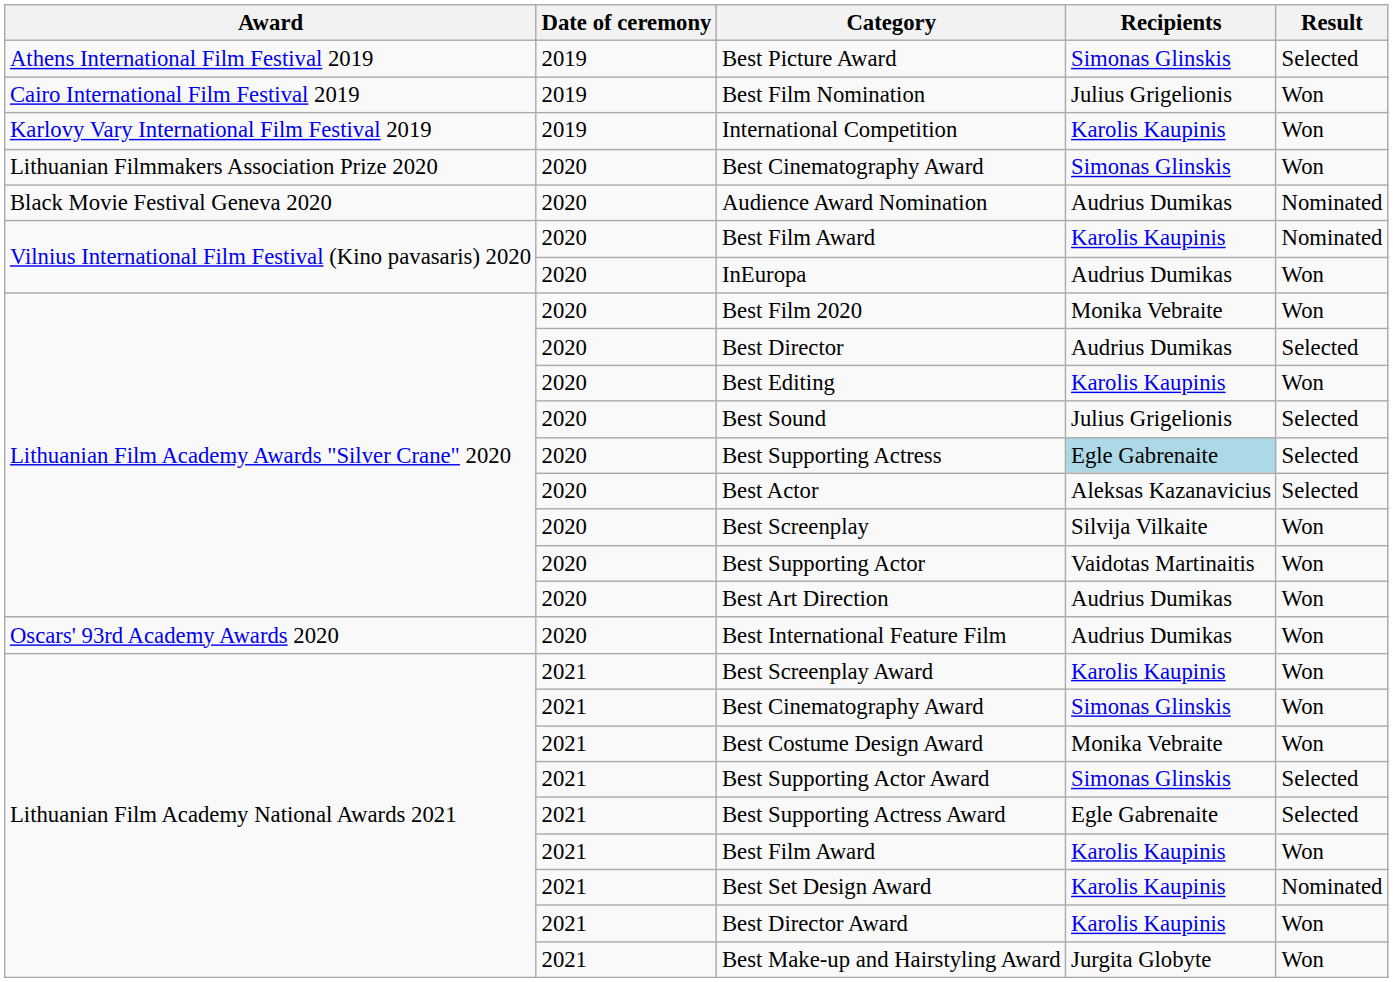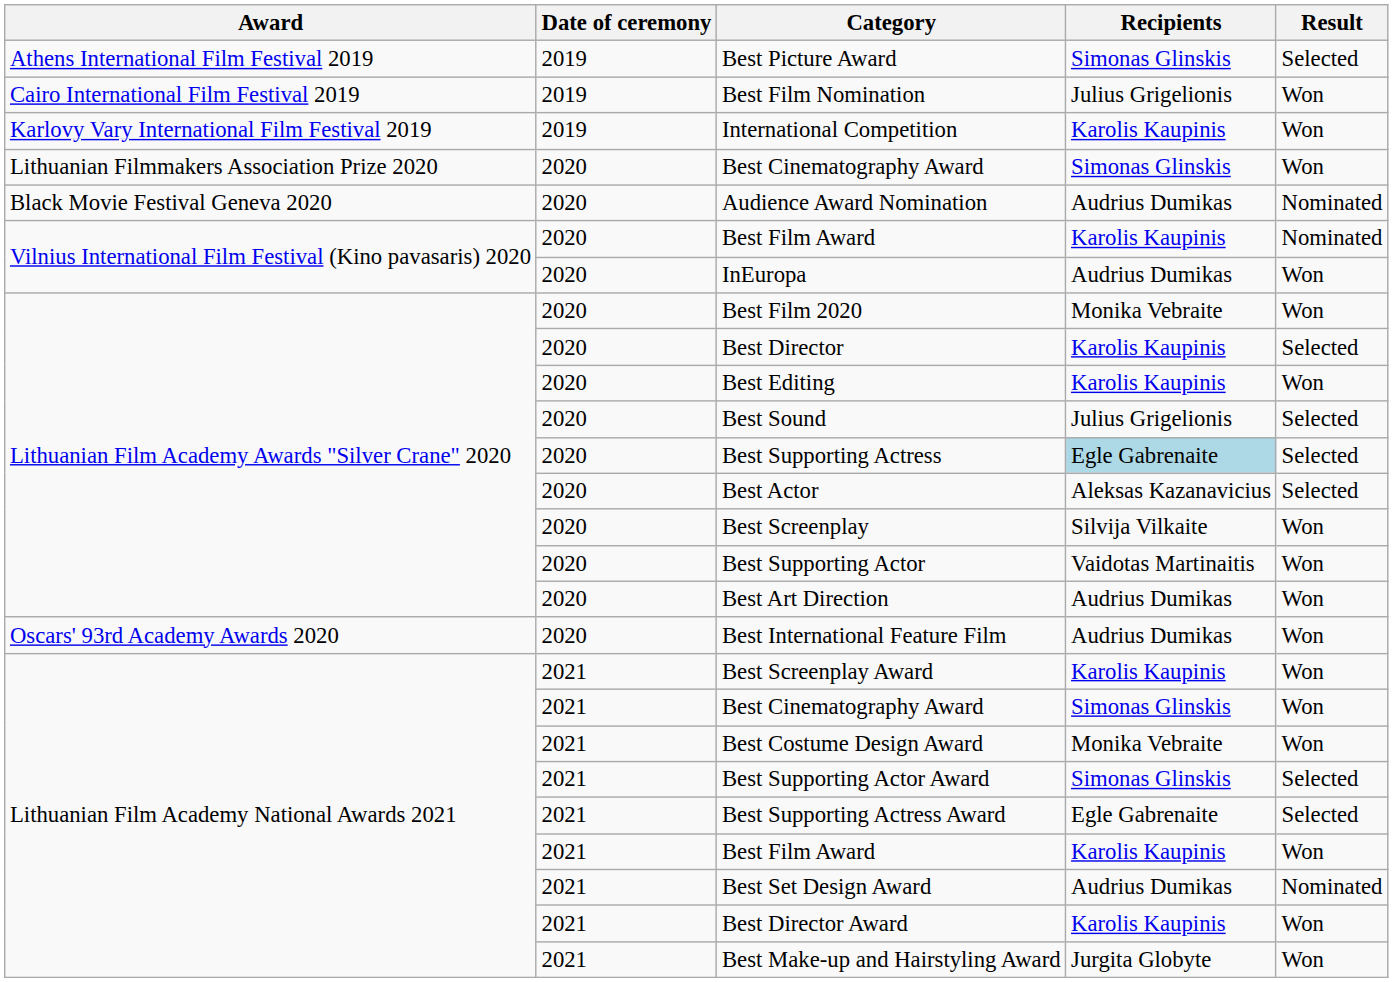(1152, 346) Audrius Dumikas -> (1148, 346) Karolis Kaupinis
(1148, 887) Karolis Kaupinis -> (1152, 887) Audrius Dumikas
